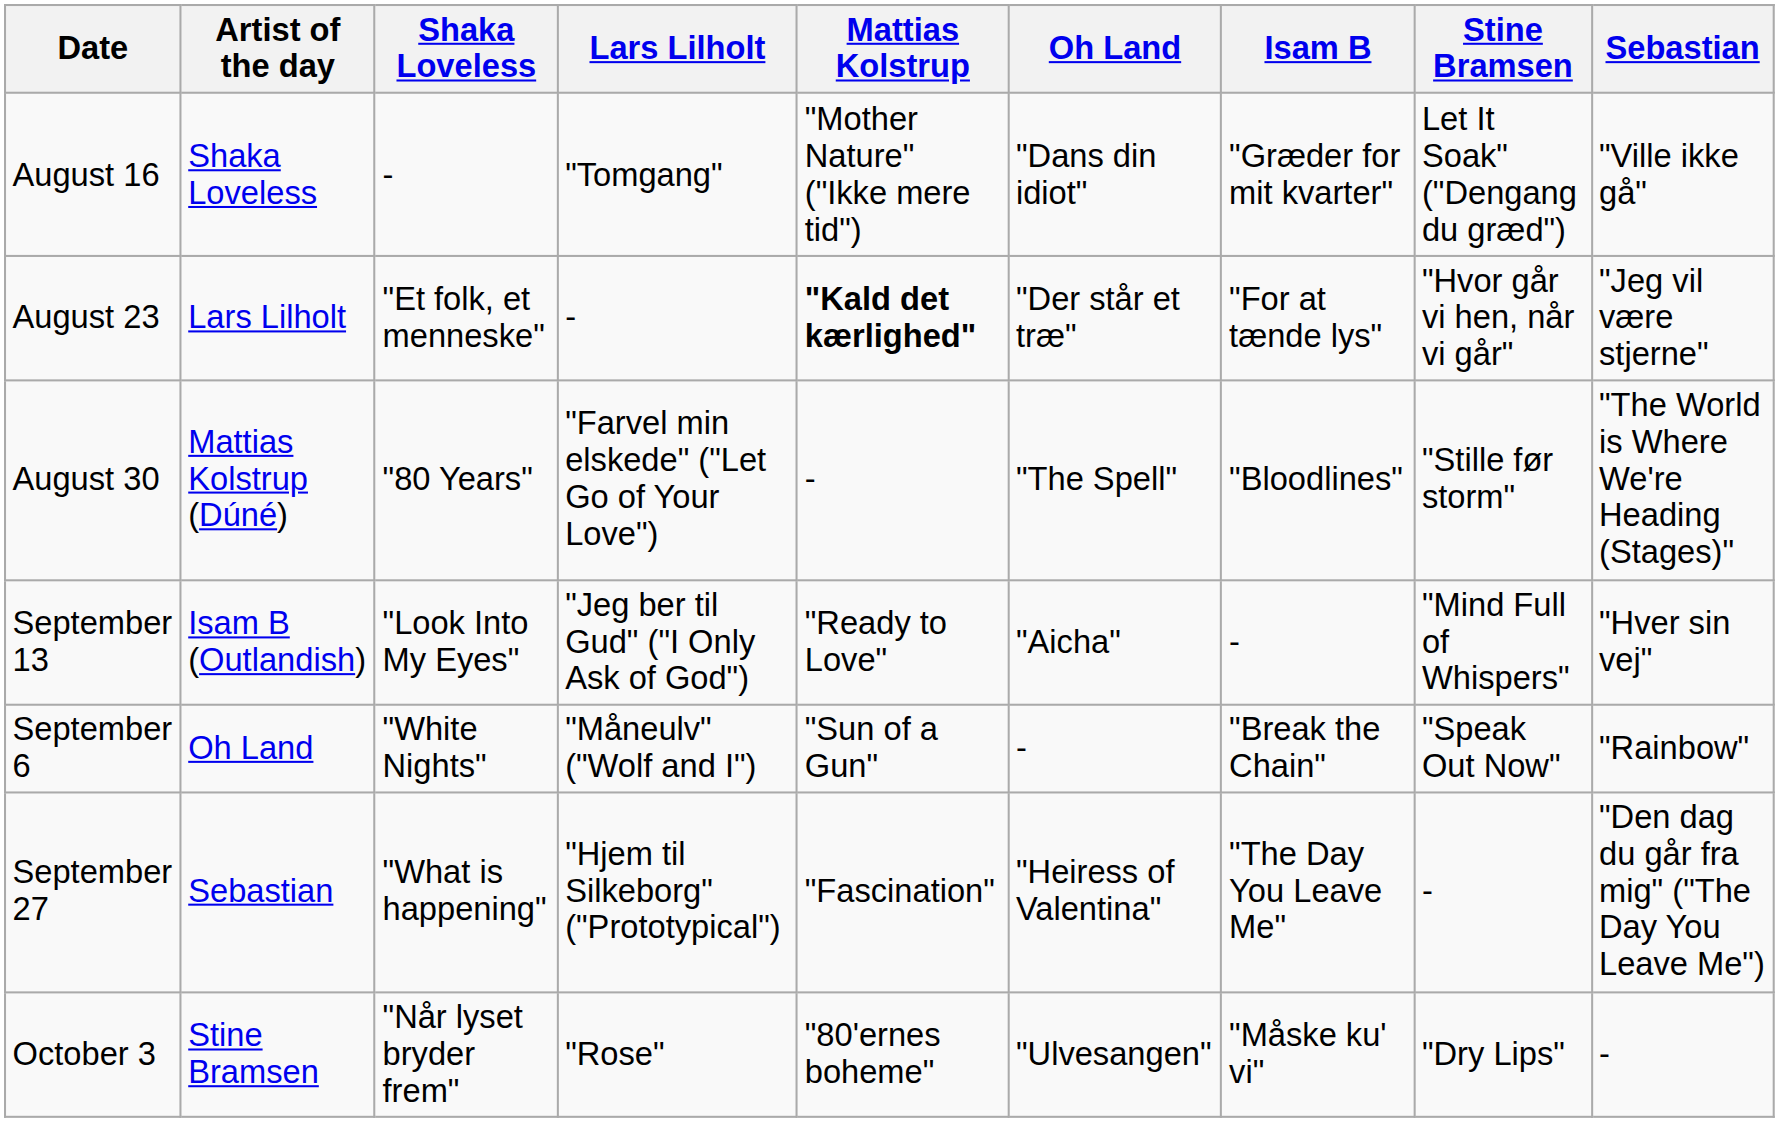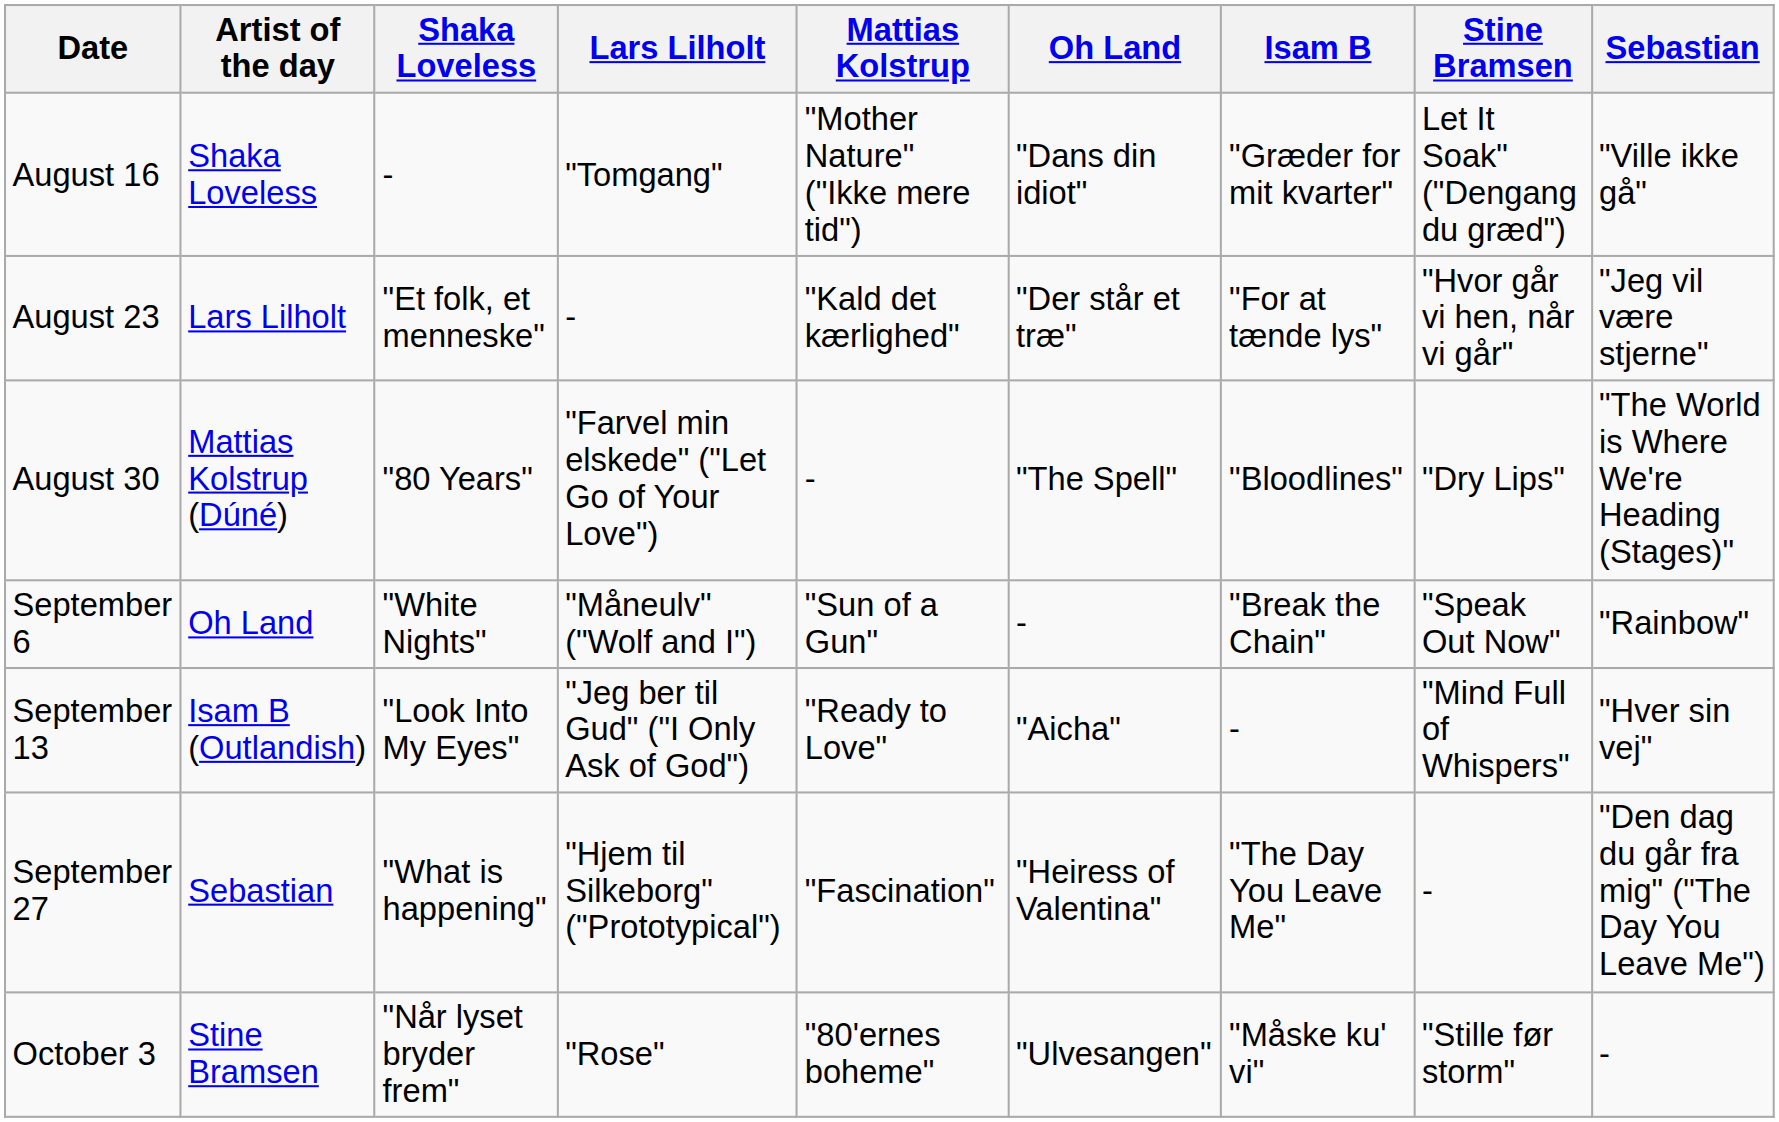(890, 317) bold -> (882, 317) normal
(1488, 479) "Stille før storm" -> (1493, 479) "Dry Lips"
rows swapped: (92, 748) <-> (92, 641)
(1493, 1053) "Dry Lips" -> (1488, 1053) "Stille før storm"
